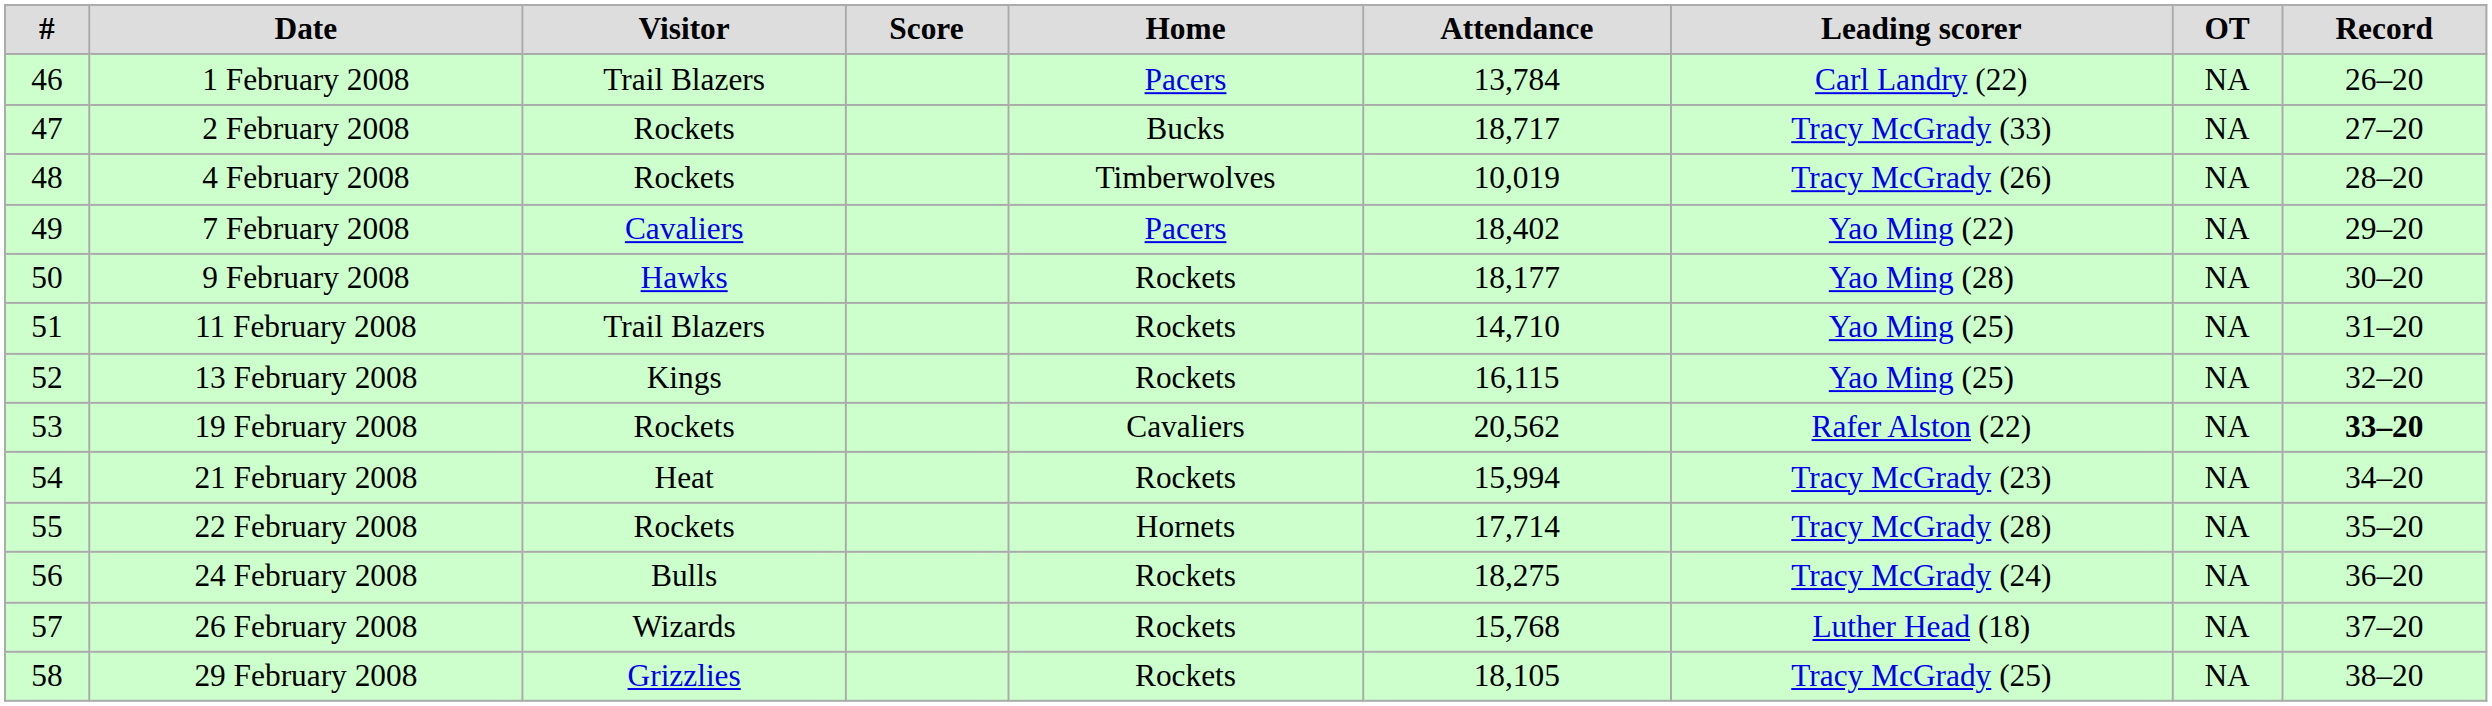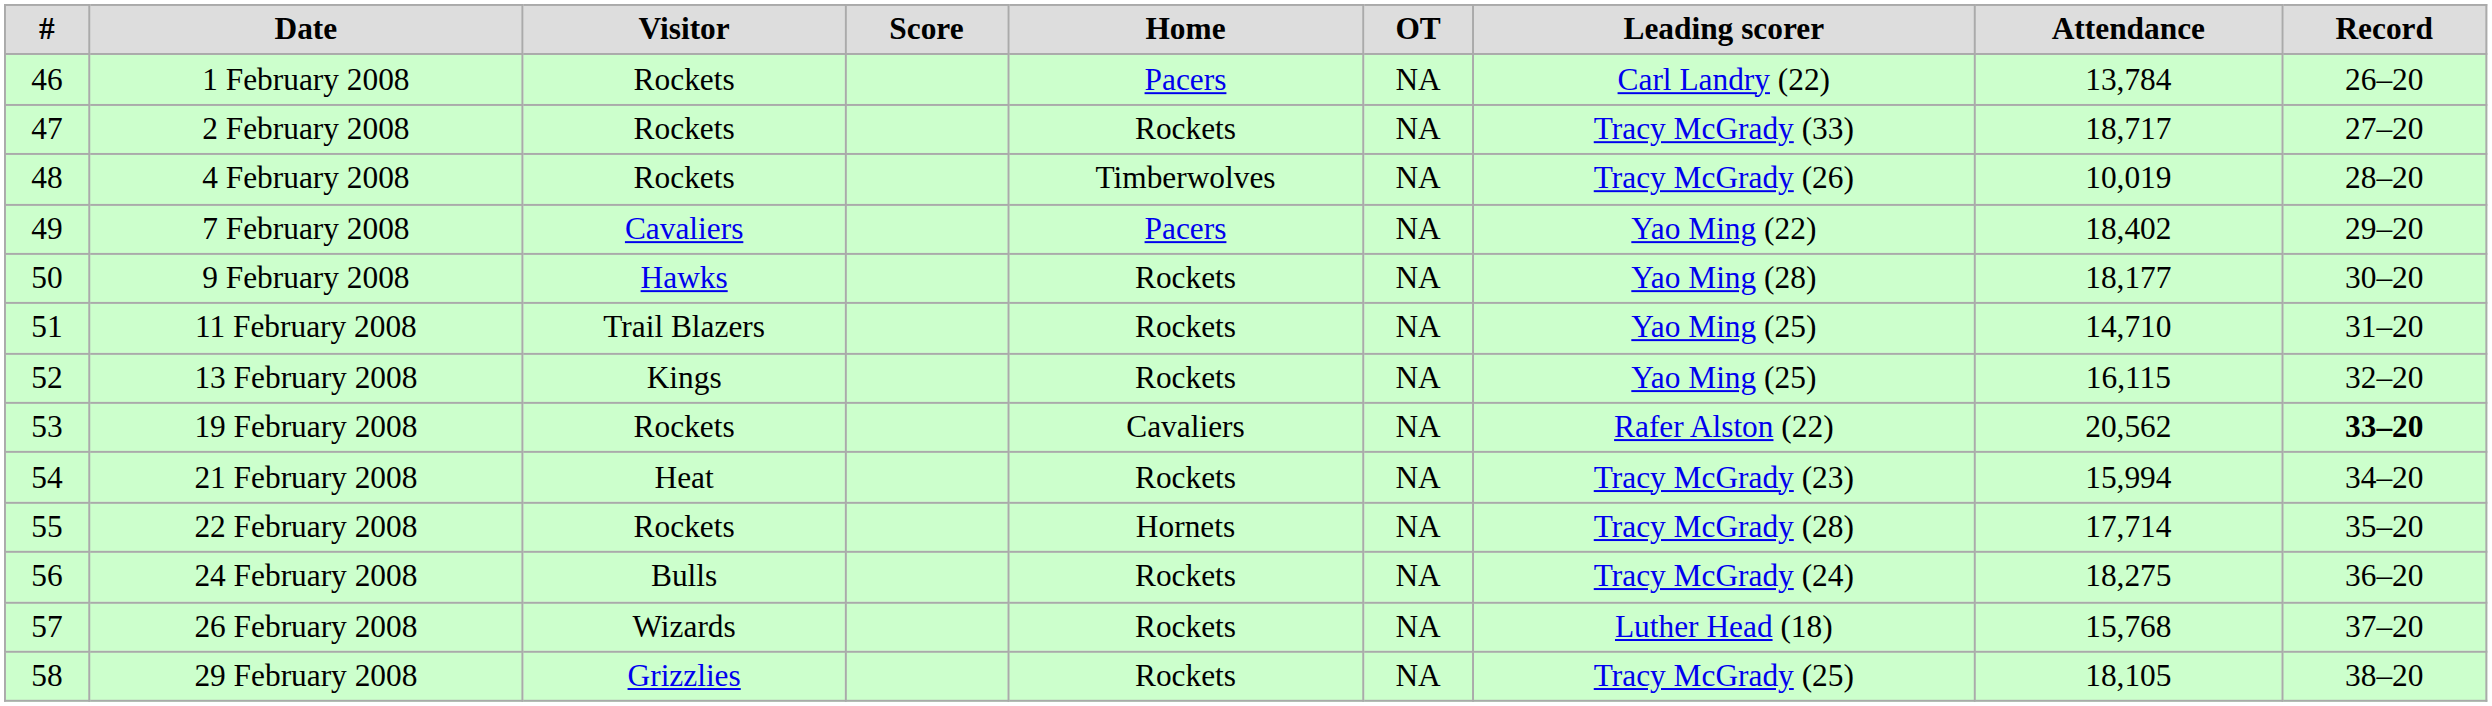columns swapped: (2227, 29) <-> (1517, 29)
(684, 79) Trail Blazers -> (684, 79) Rockets
(1186, 128) Bucks -> (1185, 128) Rockets
